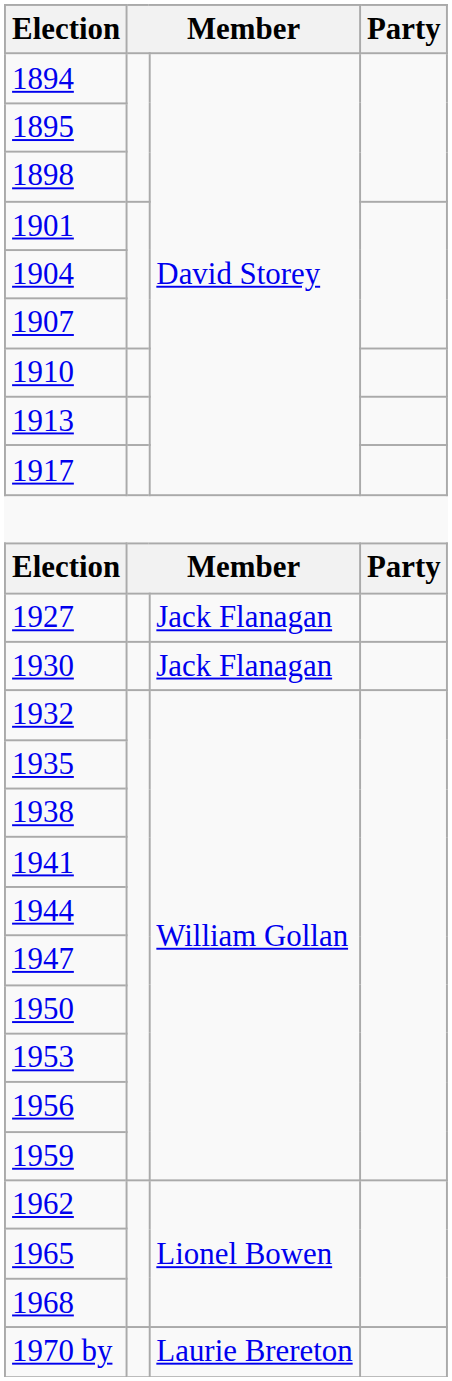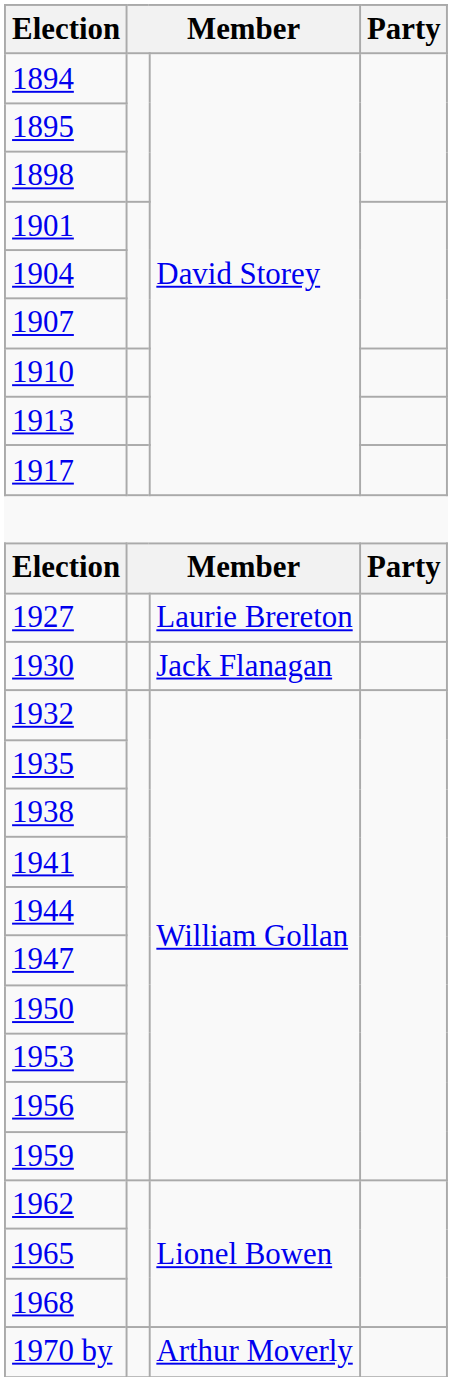(244, 616) Jack Flanagan -> (255, 616) Laurie Brereton
(255, 1351) Laurie Brereton -> (255, 1351) Arthur Moverly
